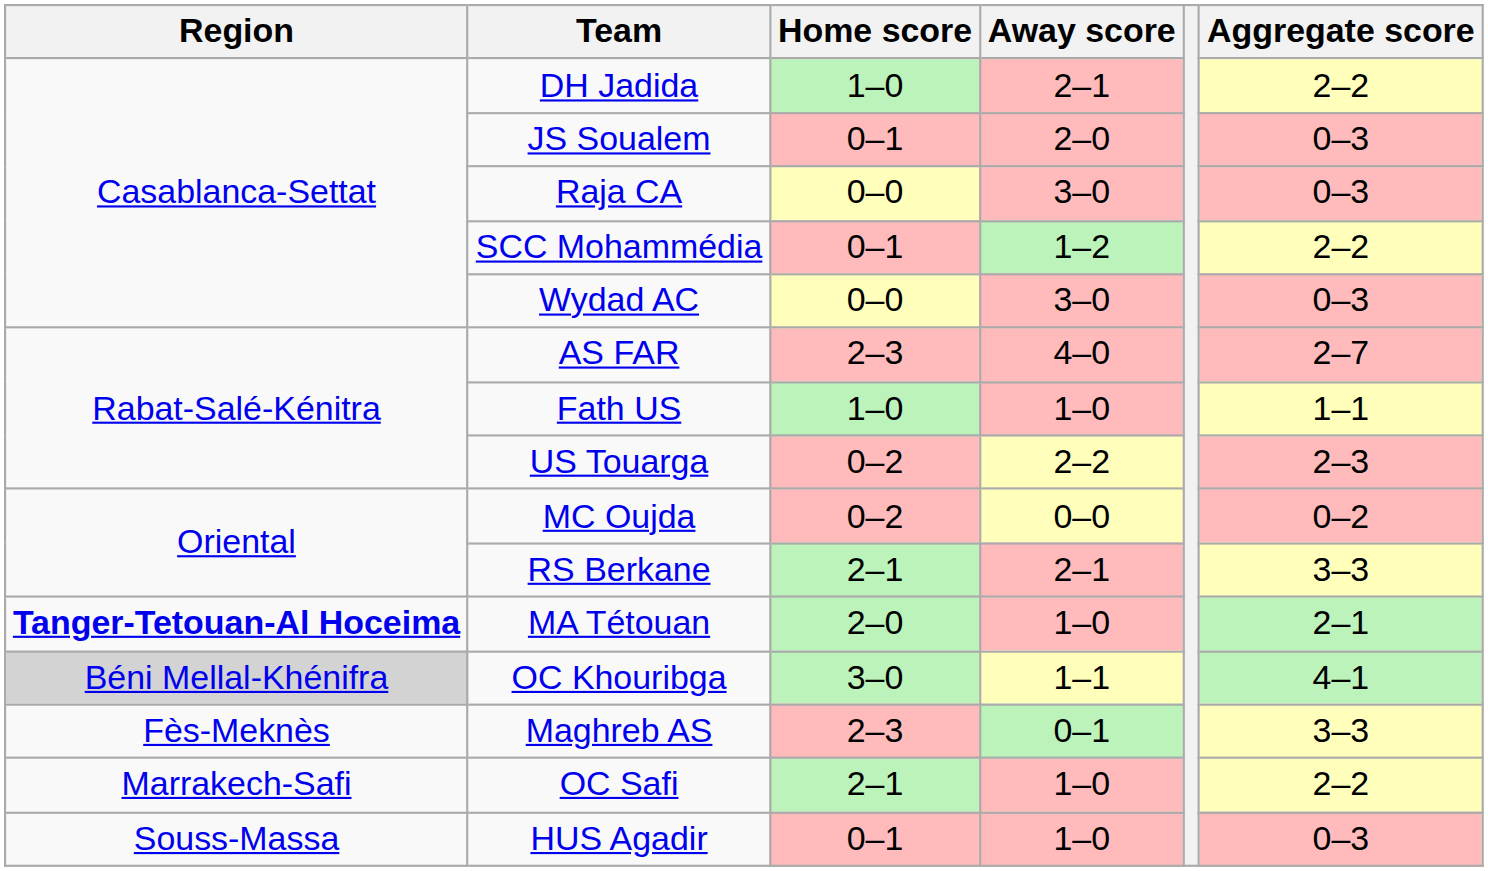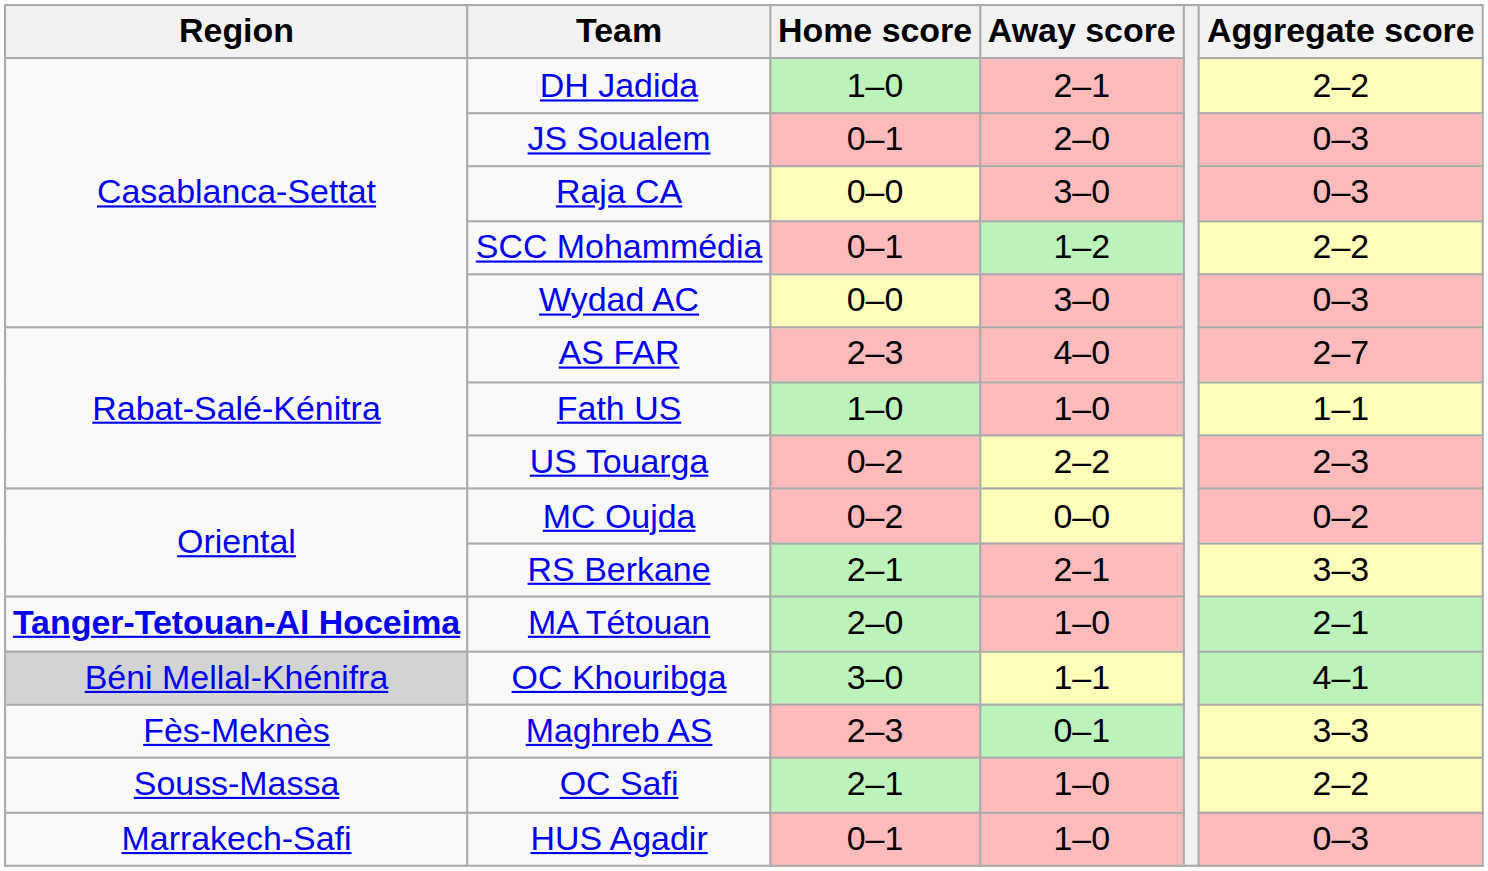(237, 784) Marrakech-Safi -> (237, 784) Souss-Massa
(237, 838) Souss-Massa -> (237, 838) Marrakech-Safi
